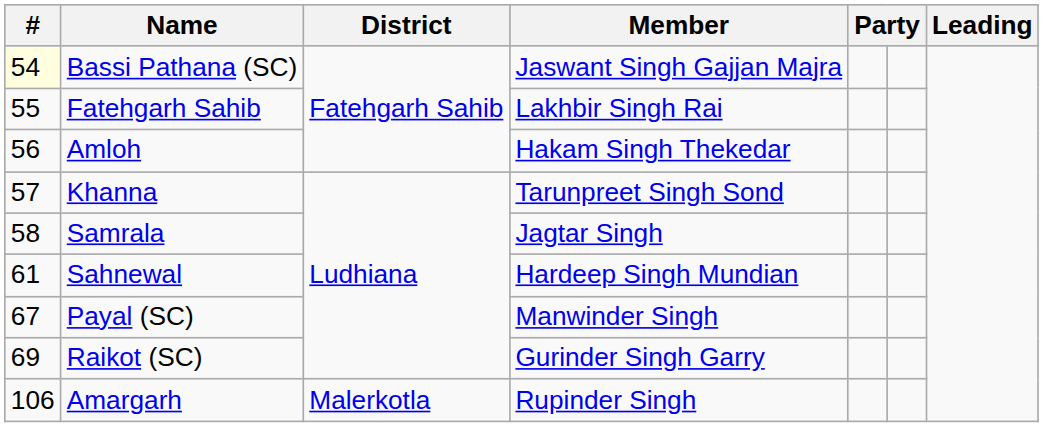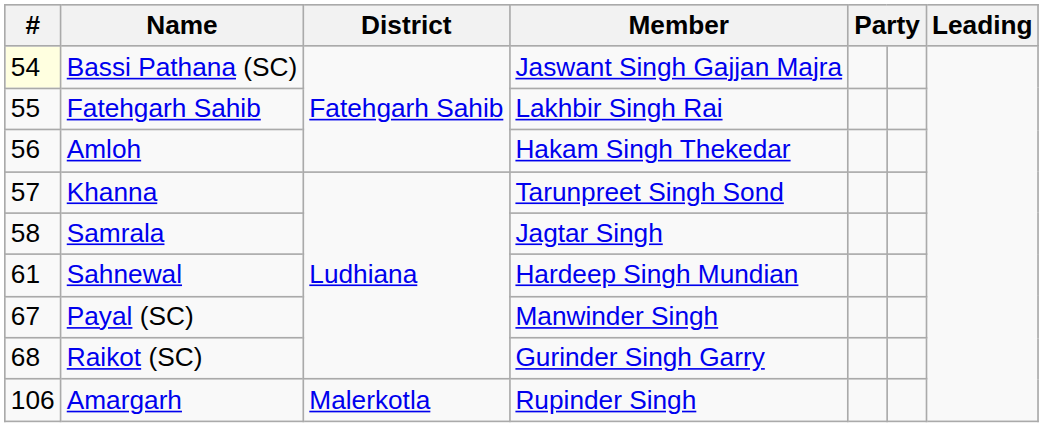(25, 358) 69 -> (25, 358) 68
